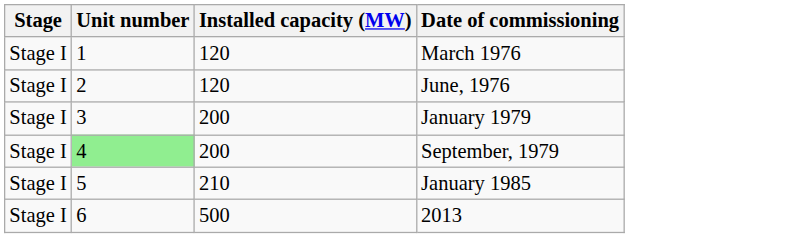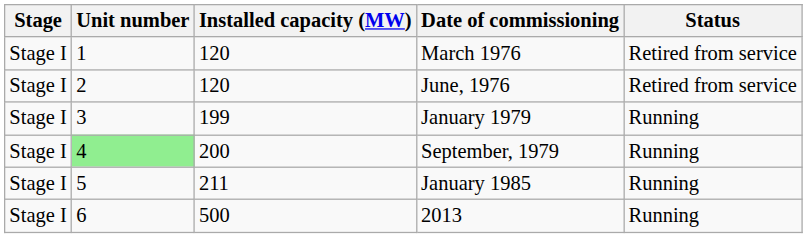+ column: (713, 20)
(214, 118) 200 -> (214, 118) 199
(214, 183) 210 -> (214, 183) 211
